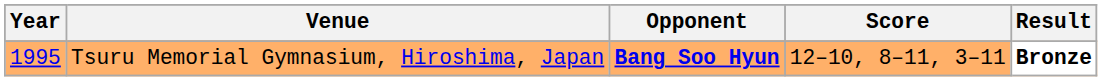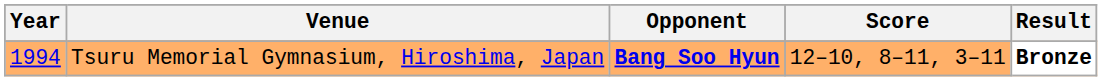(35, 58) 1995 -> (35, 58) 1994
